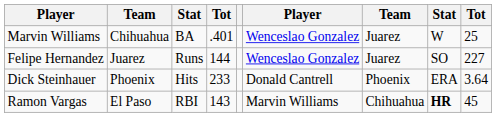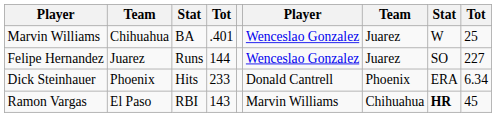(476, 79) 3.64 -> (476, 79) 6.34
